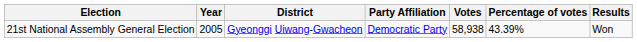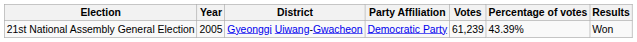(468, 29) 58,938 -> (468, 29) 61,239
